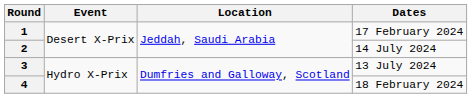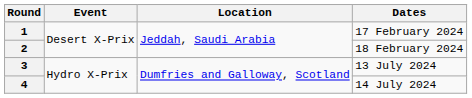(396, 49) 14 July 2024 -> (409, 49) 18 February 2024
(409, 84) 18 February 2024 -> (396, 84) 14 July 2024
